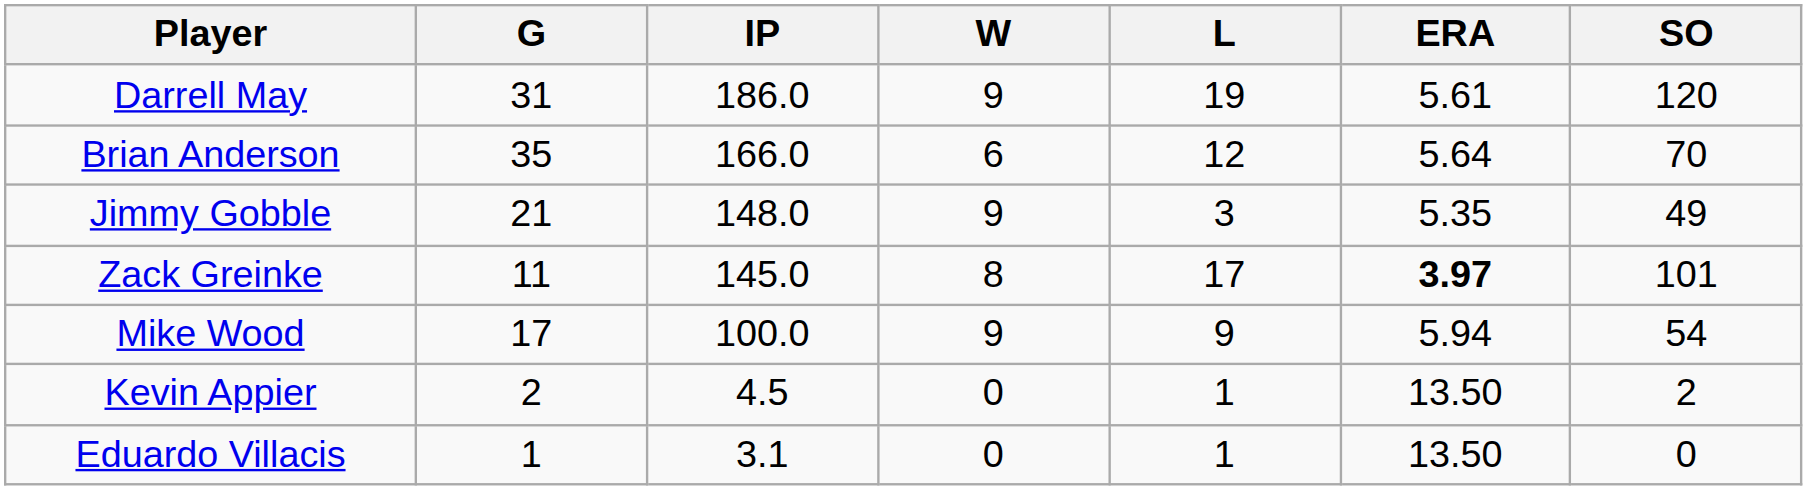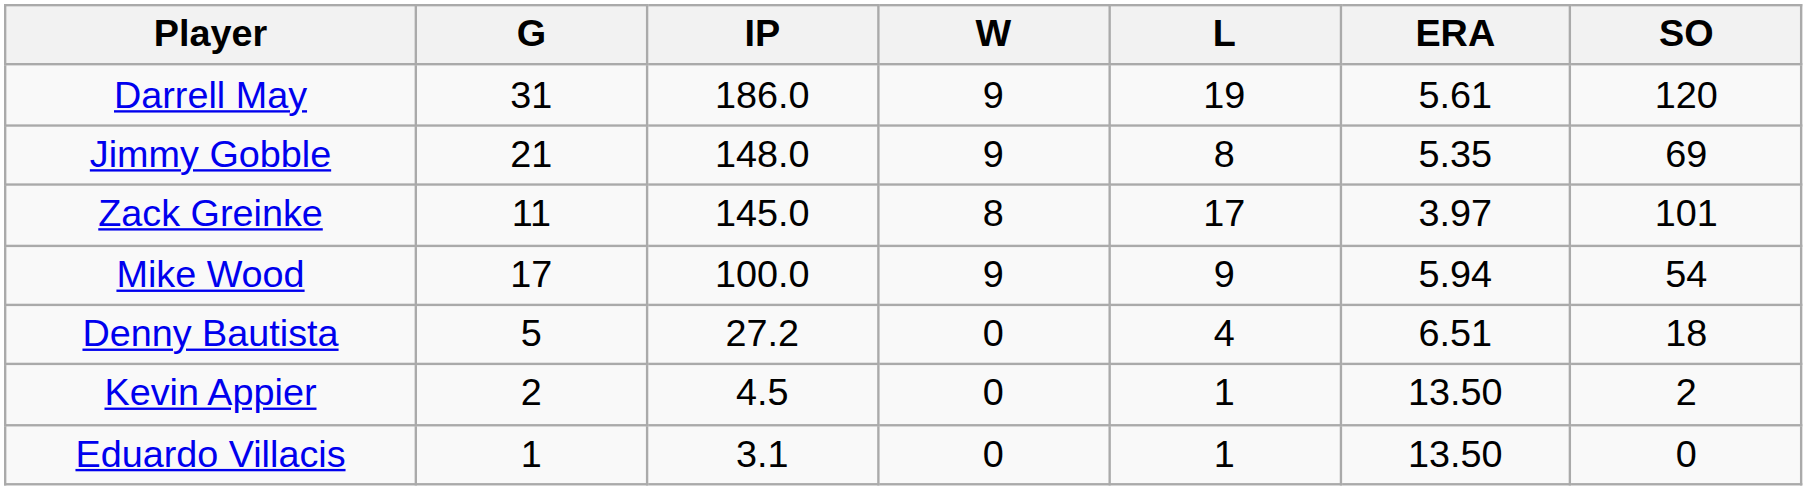- row: (210, 154)
(1224, 214) 3 -> (1224, 154) 8
(1686, 214) 49 -> (1686, 154) 69
(1455, 273) bold -> (1455, 214) normal
+ row: (211, 333)
